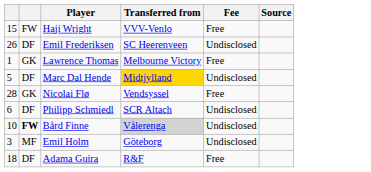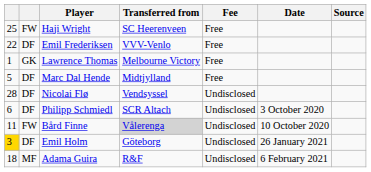+ column: (295, 12)
(12, 28) 15 -> (12, 28) 25
(148, 28) VVV-Venlo -> (154, 28) SC Heerenveen
(12, 45) 26 -> (12, 45) 22
(155, 45) SC Heerenveen -> (146, 45) VVV-Venlo
(231, 45) Undisclosed -> (214, 45) Free
(147, 77) gold background -> (146, 77) no background
(231, 77) Undisclosed -> (214, 77) Free
(29, 93) GK -> (28, 93) DF
(215, 93) Free -> (230, 93) Undisclosed
(12, 126) 10 -> (12, 126) 11
(30, 126) bold -> (29, 126) normal
(9, 142) no background -> (9, 142) gold background
(29, 142) MF -> (28, 142) DF
(28, 158) DF -> (29, 158) MF
(215, 158) Free -> (230, 158) Undisclosed
